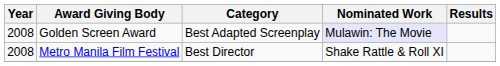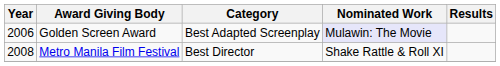(20, 33) 2008 -> (20, 33) 2006
